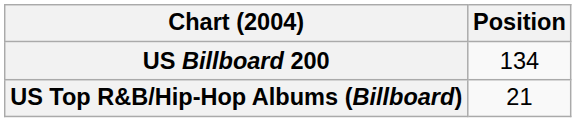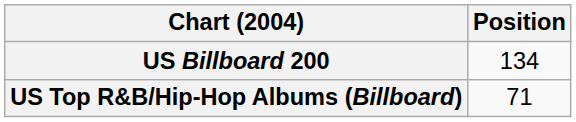(519, 97) 21 -> (519, 97) 71
